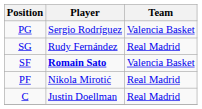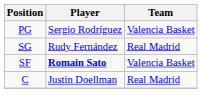- row: (25, 79)
